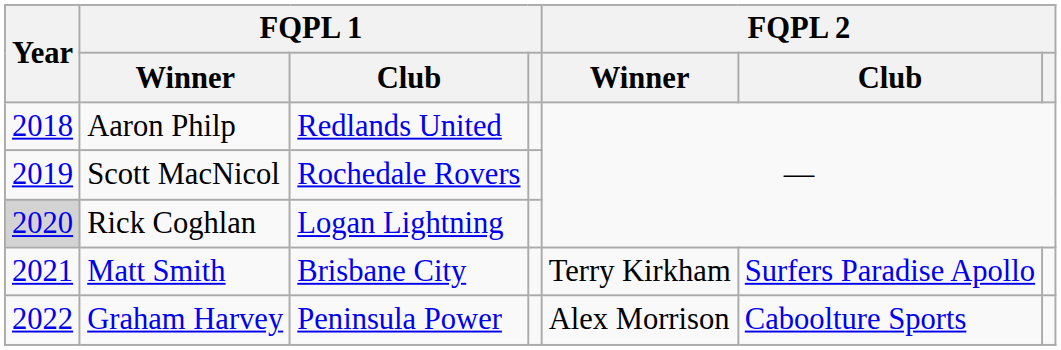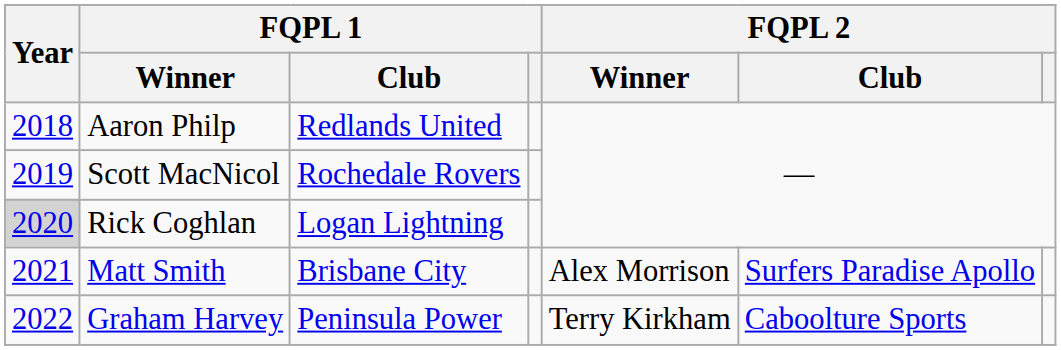(640, 271) Terry Kirkham -> (639, 271) Alex Morrison
(639, 319) Alex Morrison -> (640, 319) Terry Kirkham
